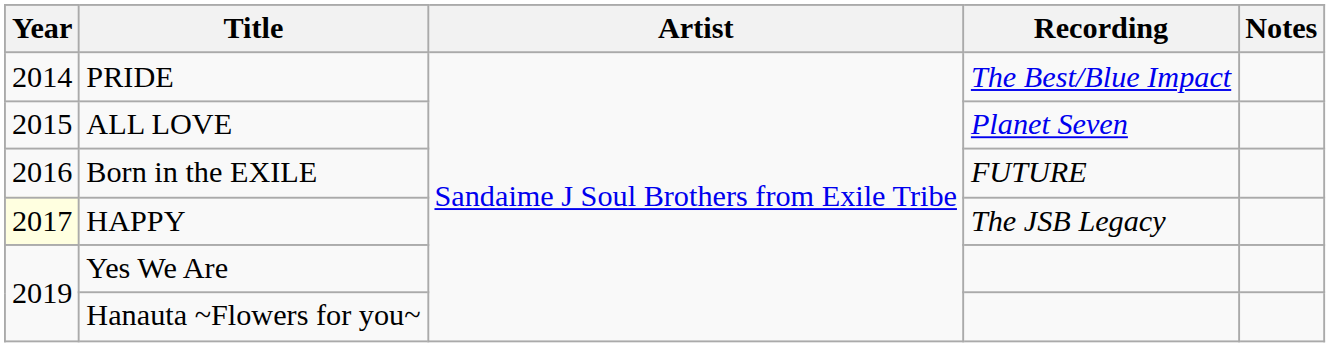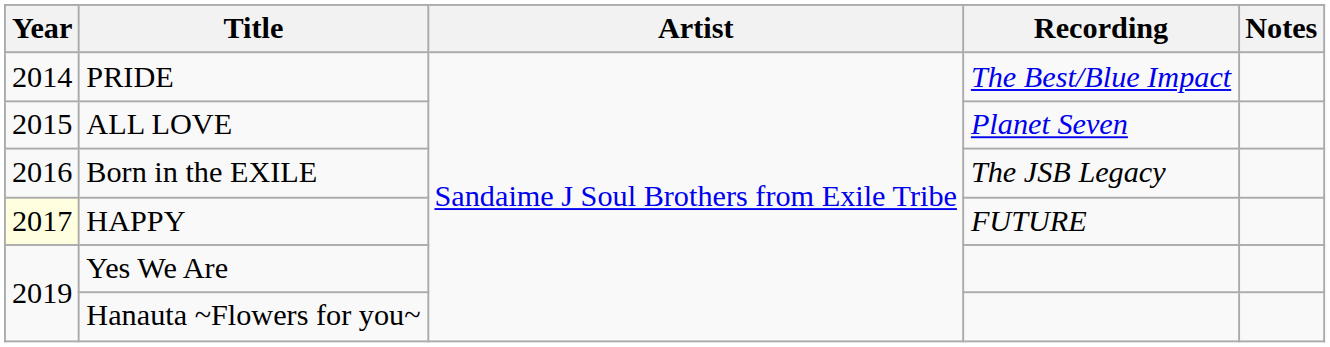(1029, 172) FUTURE -> (1068, 172) The JSB Legacy
(1068, 220) The JSB Legacy -> (1029, 220) FUTURE
